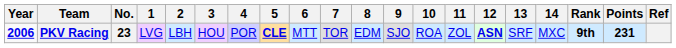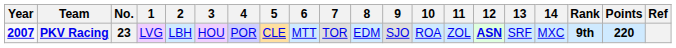(21, 33) 2006 -> (21, 33) 2007
(275, 33) bold -> (274, 33) normal
(625, 33) 231 -> (624, 33) 220
